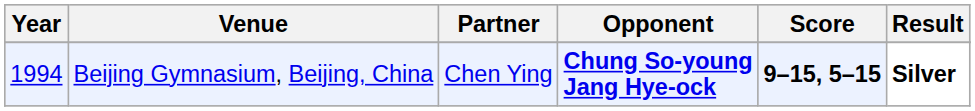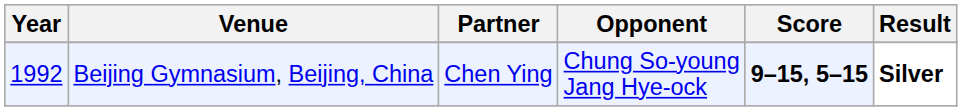(36, 74) 1994 -> (36, 74) 1992
(658, 74) bold -> (652, 74) normal
